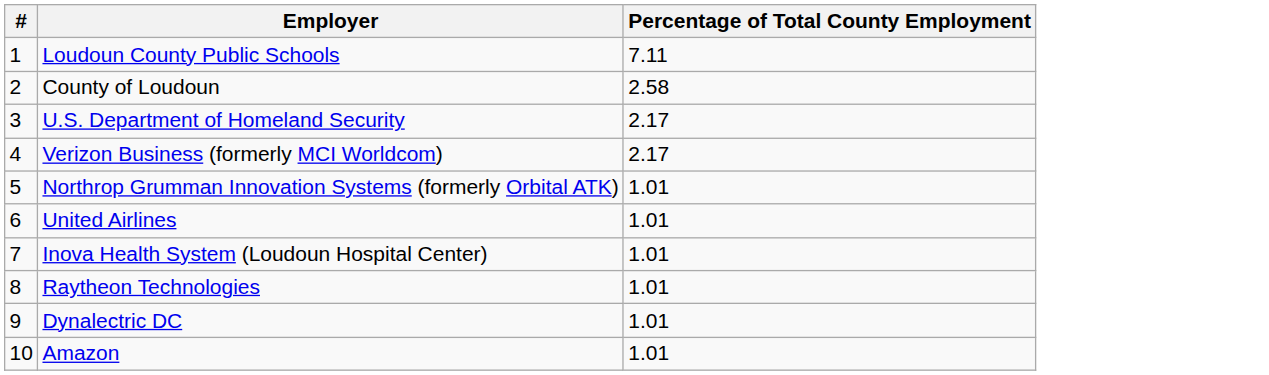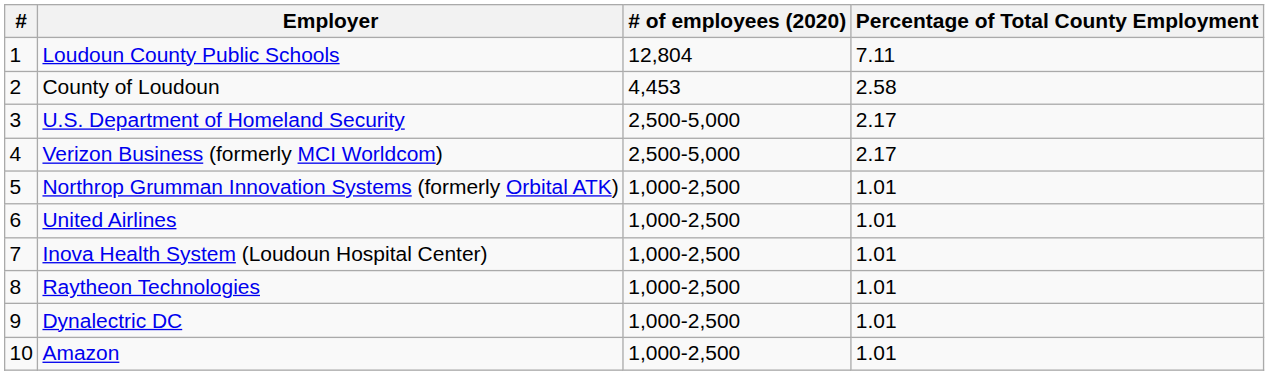+ column: (737, 21)
